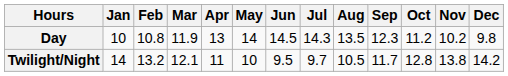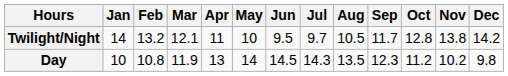rows swapped: (54, 37) <-> (54, 60)
